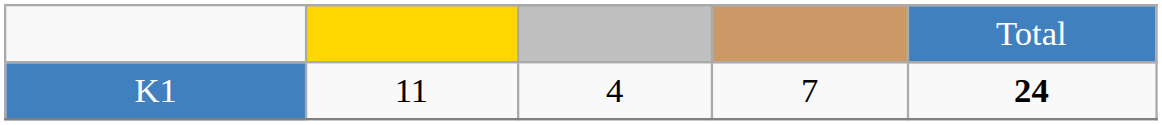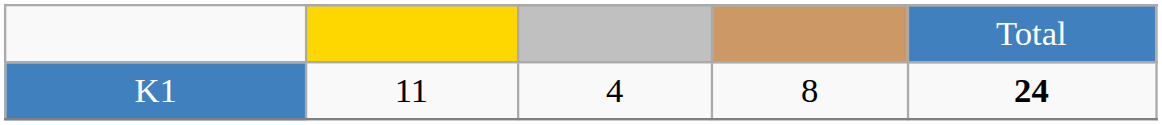(810, 90) 7 -> (810, 90) 8
